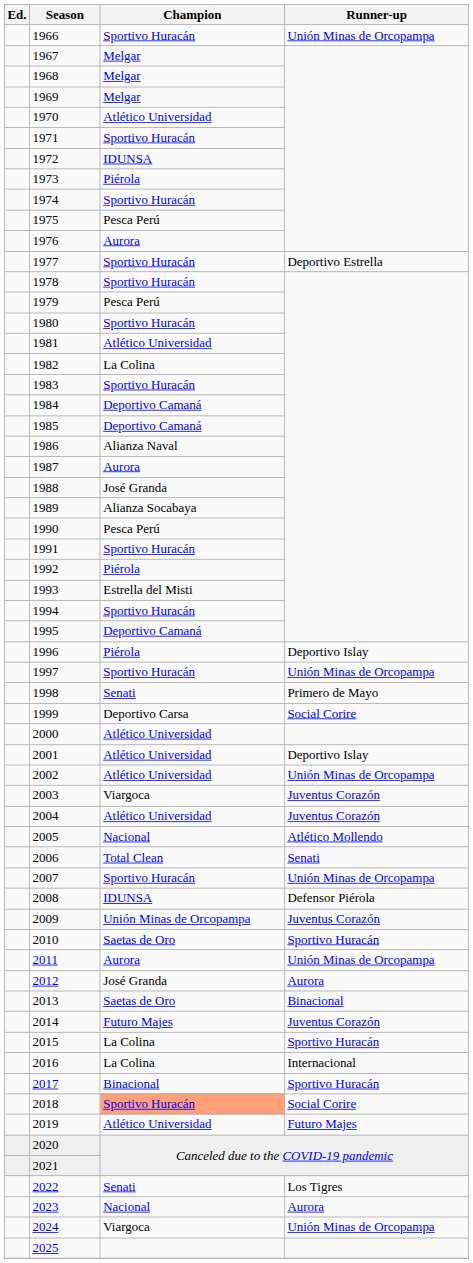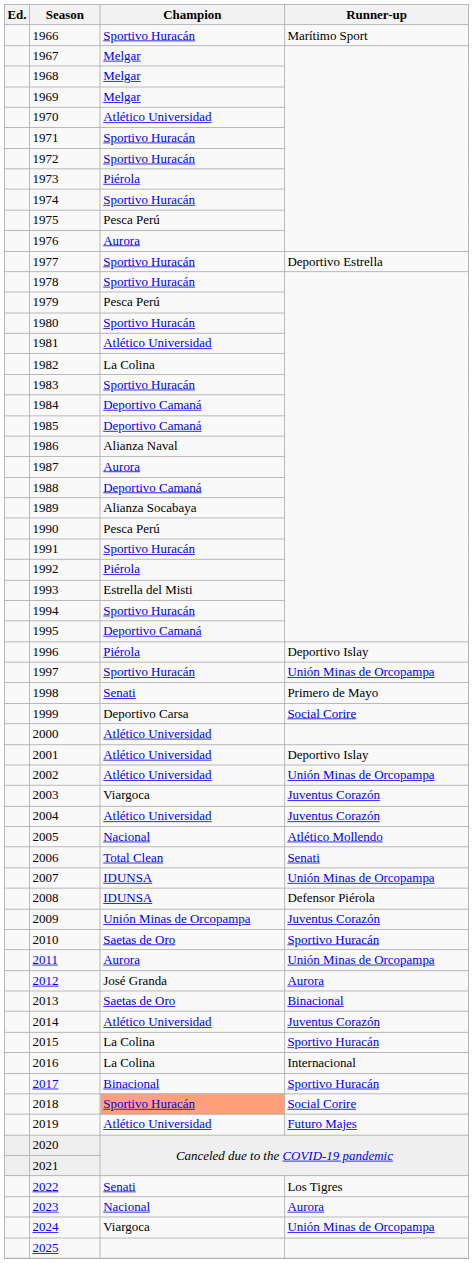(361, 35) Unión Minas de Orcopampa -> (328, 35) Marítimo Sport
(128, 158) IDUNSA -> (149, 158) Sportivo Huracán
(135, 487) José Granda -> (152, 487) Deportivo Camaná
(149, 878) Sportivo Huracán -> (128, 878) IDUNSA
(138, 1021) Futuro Majes -> (157, 1021) Atlético Universidad
